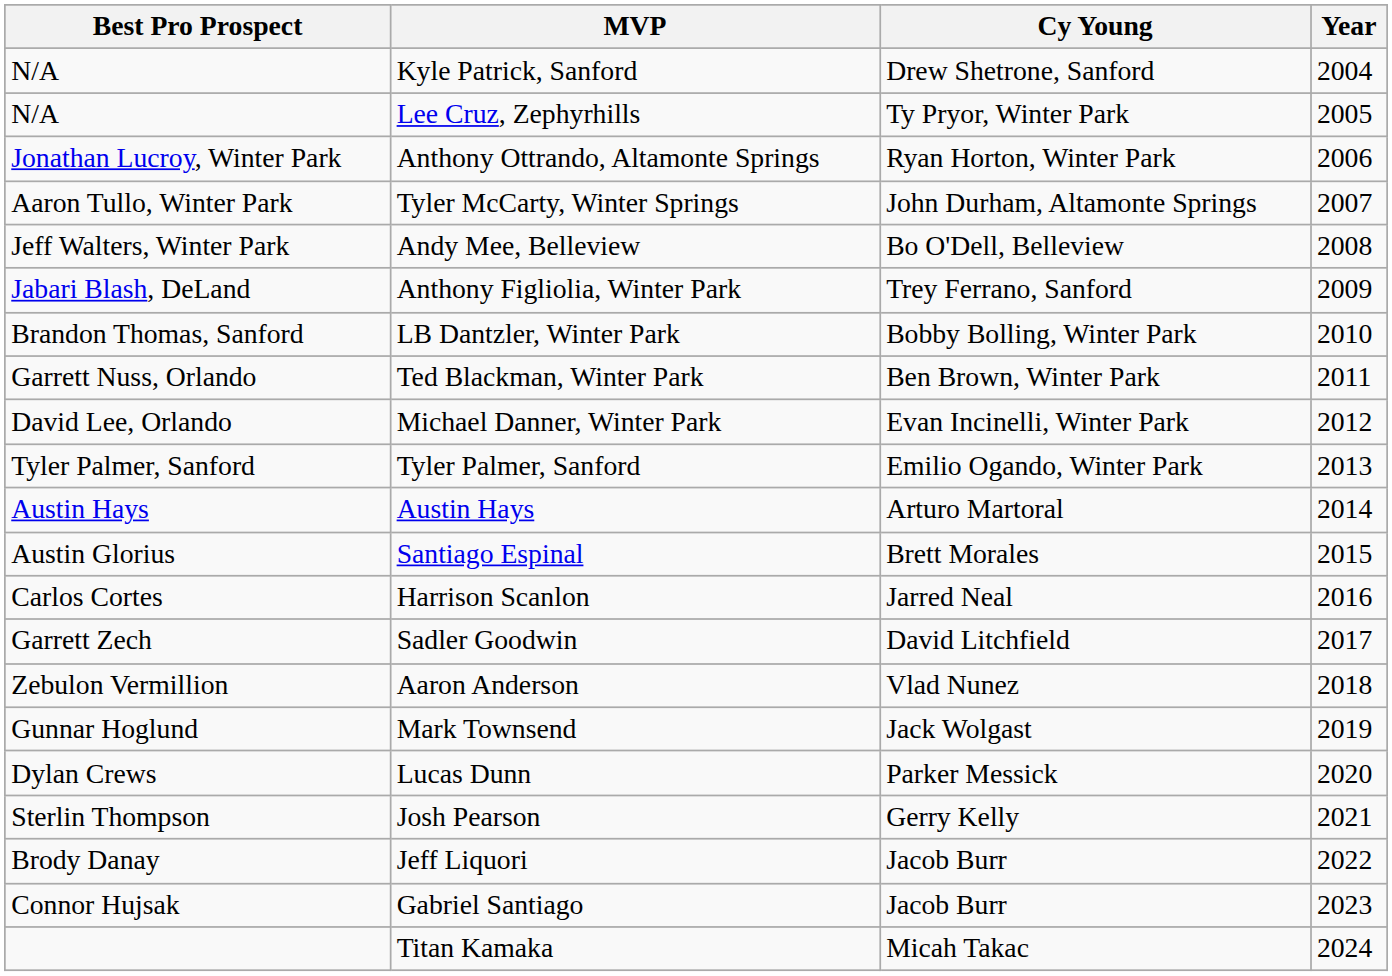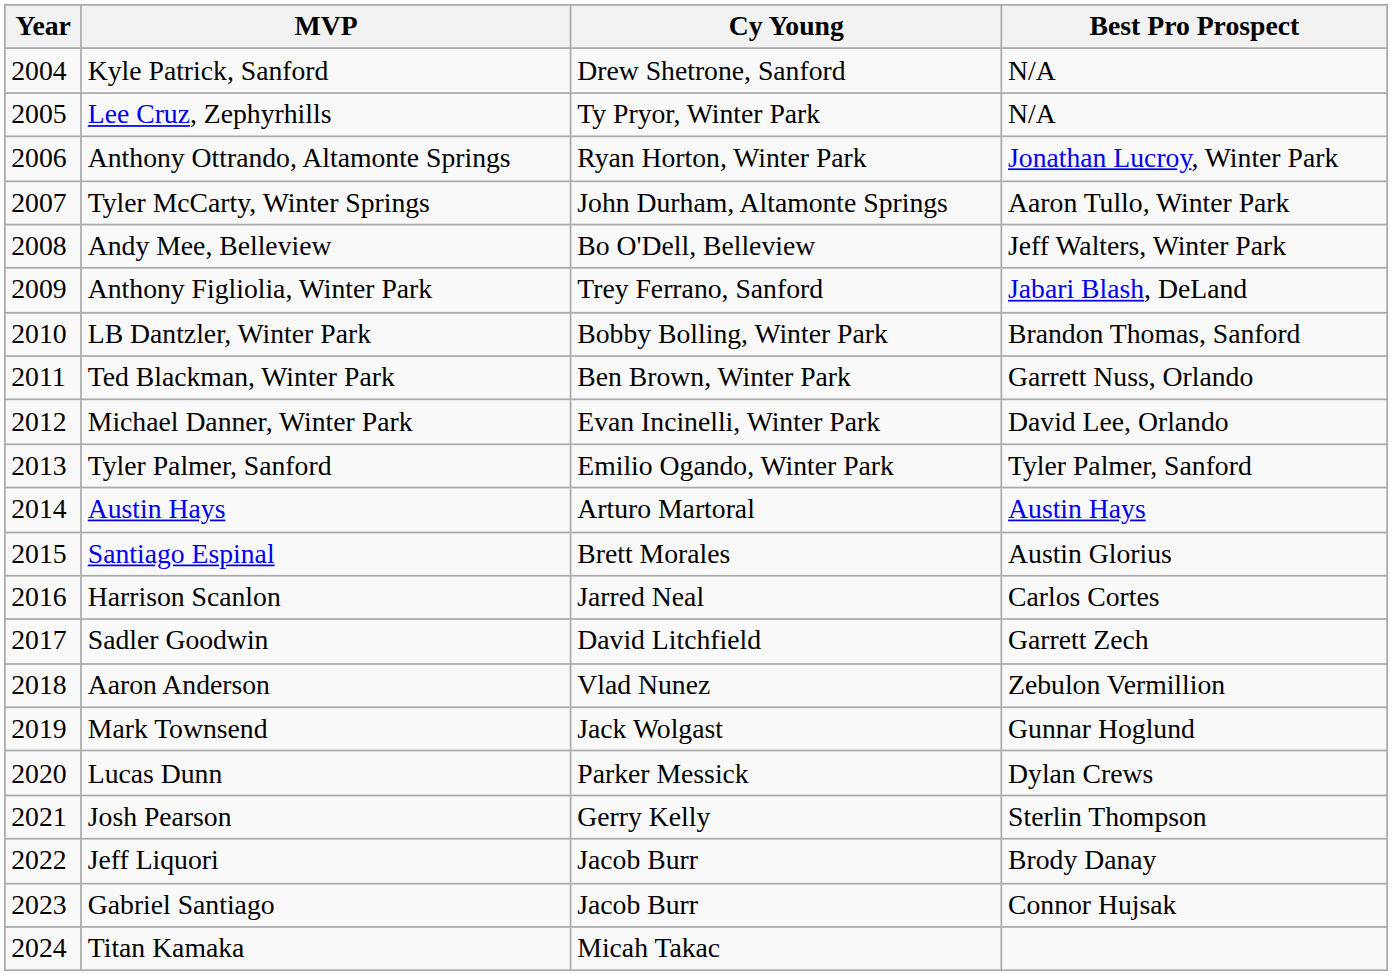columns swapped: (1349, 26) <-> (198, 26)
